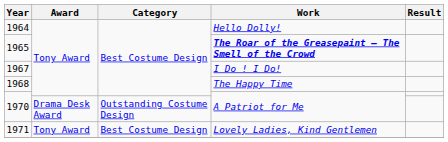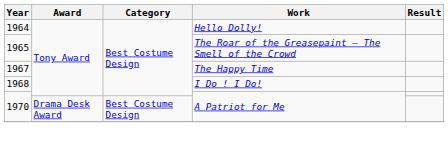(307, 48) bold -> (287, 48) normal
(247, 69) I Do ! I Do! -> (234, 69) The Happy Time
(253, 84) The Happy Time -> (228, 84) I Do ! I Do!
(154, 109) Outstanding Costume Design -> (139, 109) Best Costume Design
- row: (18, 130)
